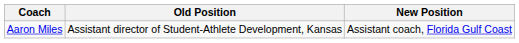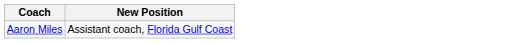- column: (205, 12)
